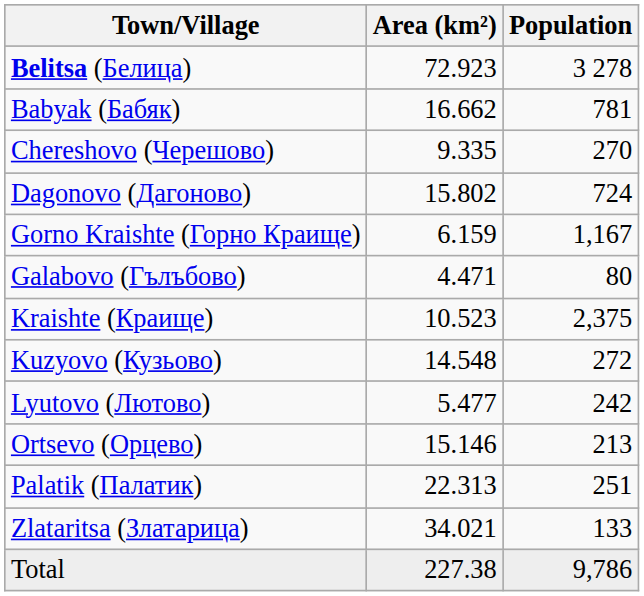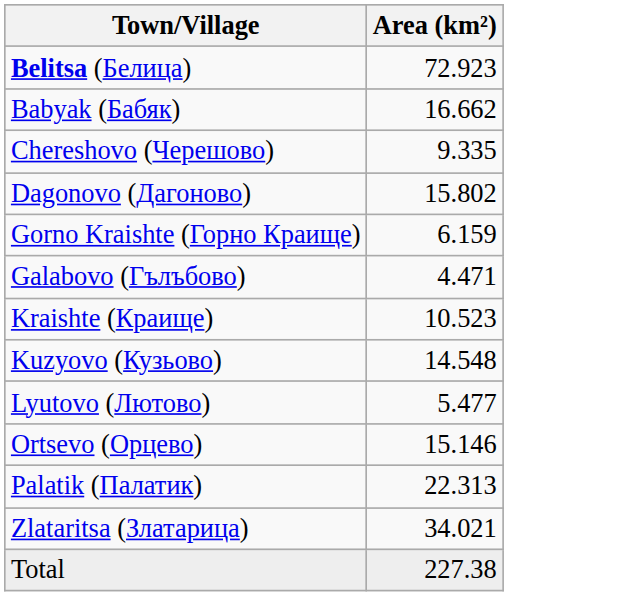- column: (571, 25)
